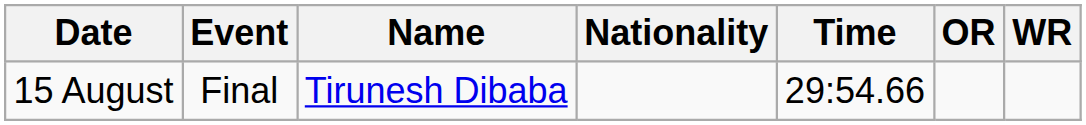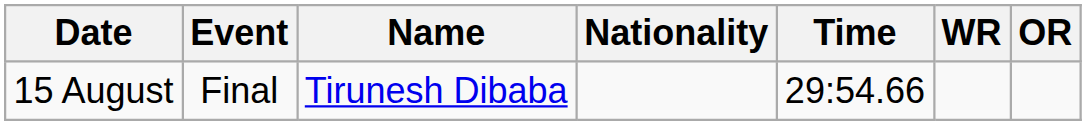columns swapped: (969, 33) <-> (1042, 33)
